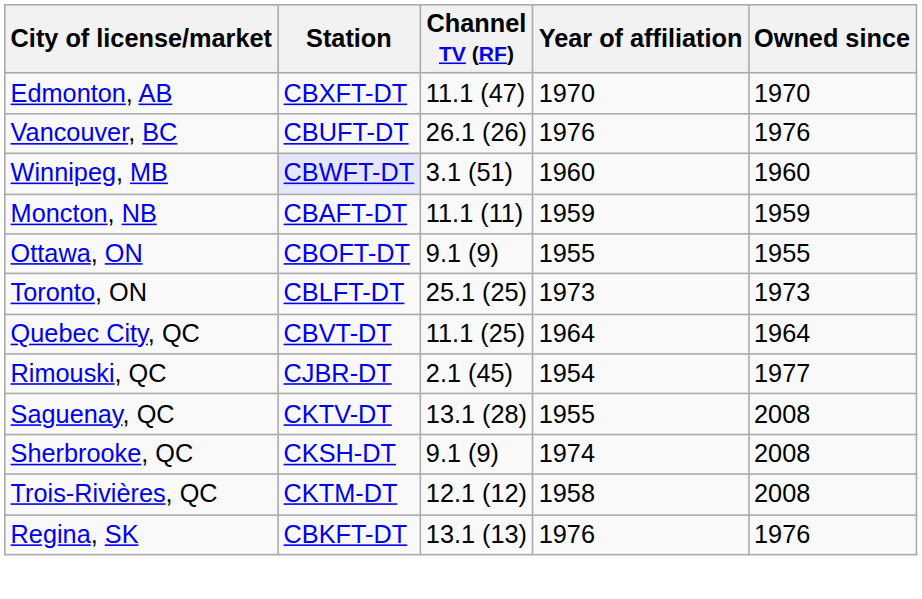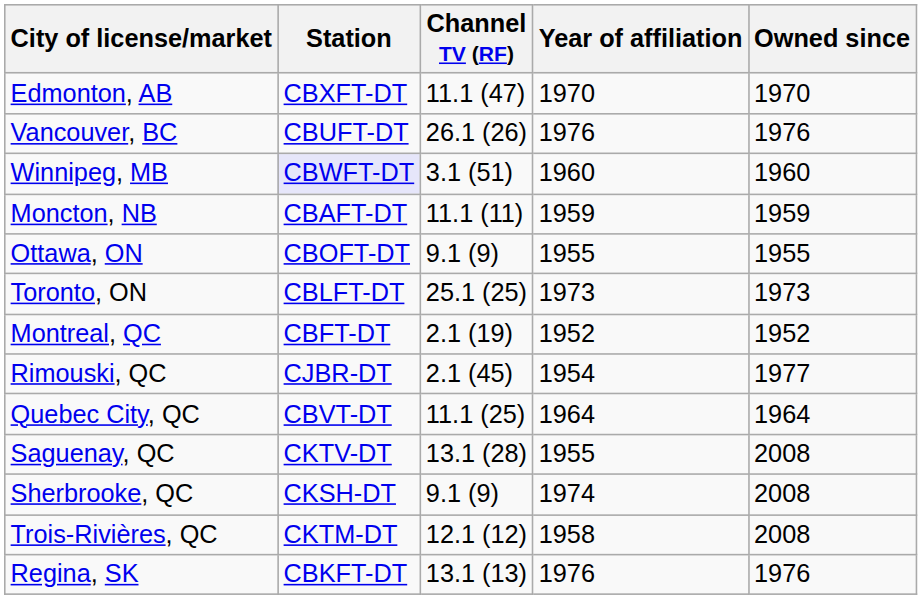+ row: (86, 333)
rows swapped: (105, 333) <-> (89, 373)
